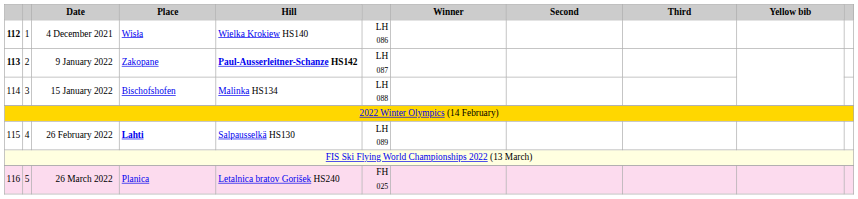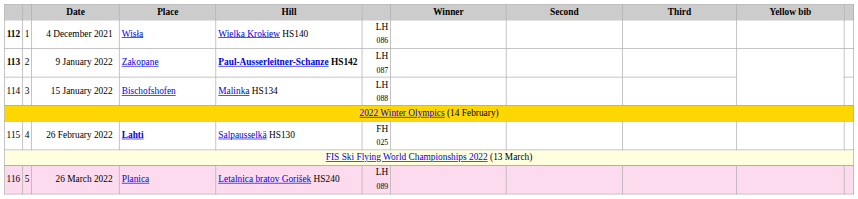(382, 135) LH 089 -> (382, 135) FH 025
(382, 179) FH 025 -> (382, 179) LH 089
